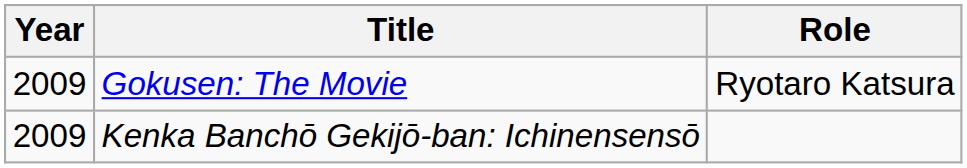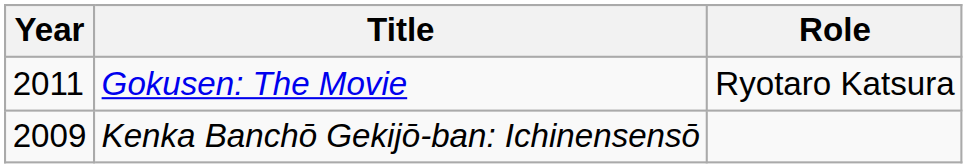(50, 83) 2009 -> (48, 83) 2011
